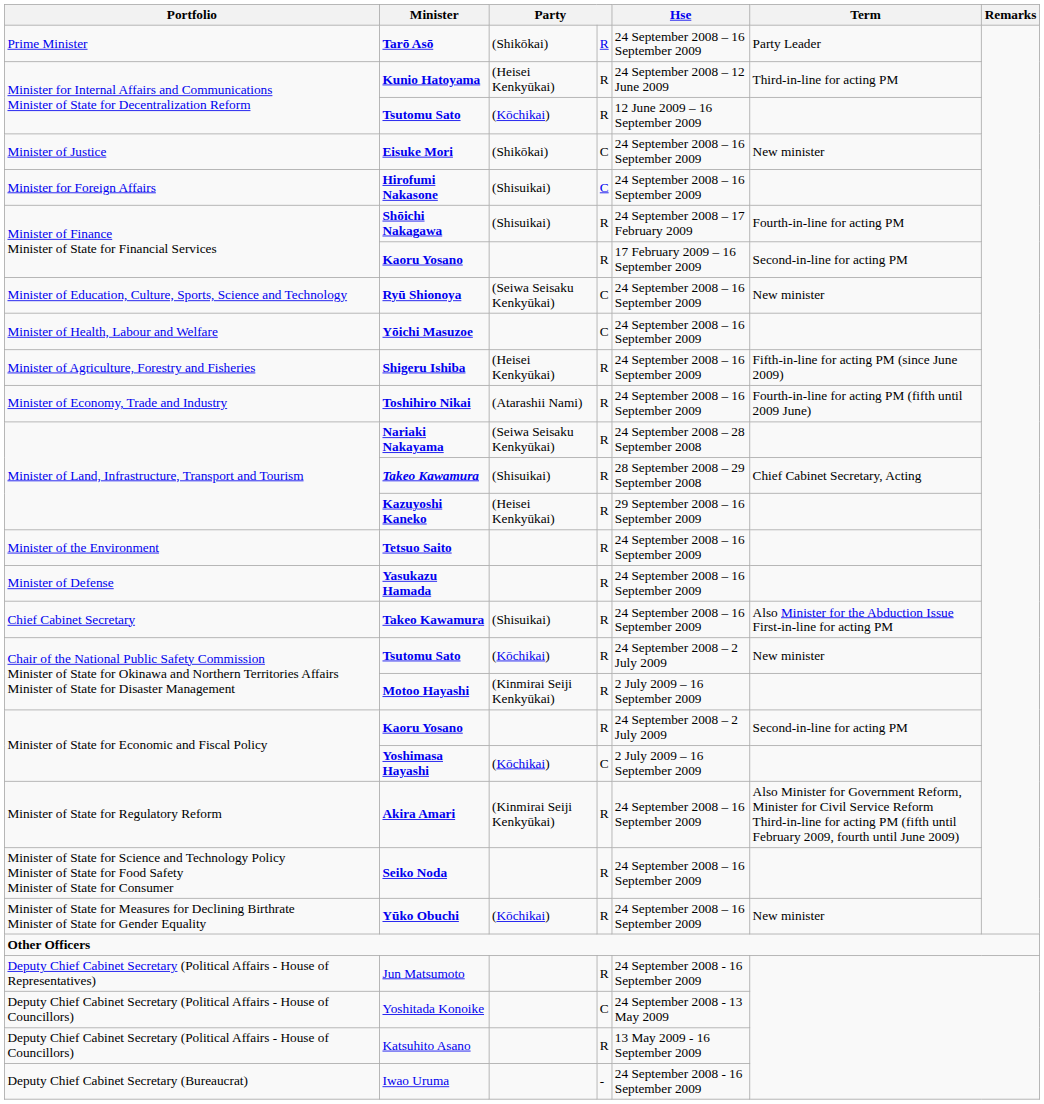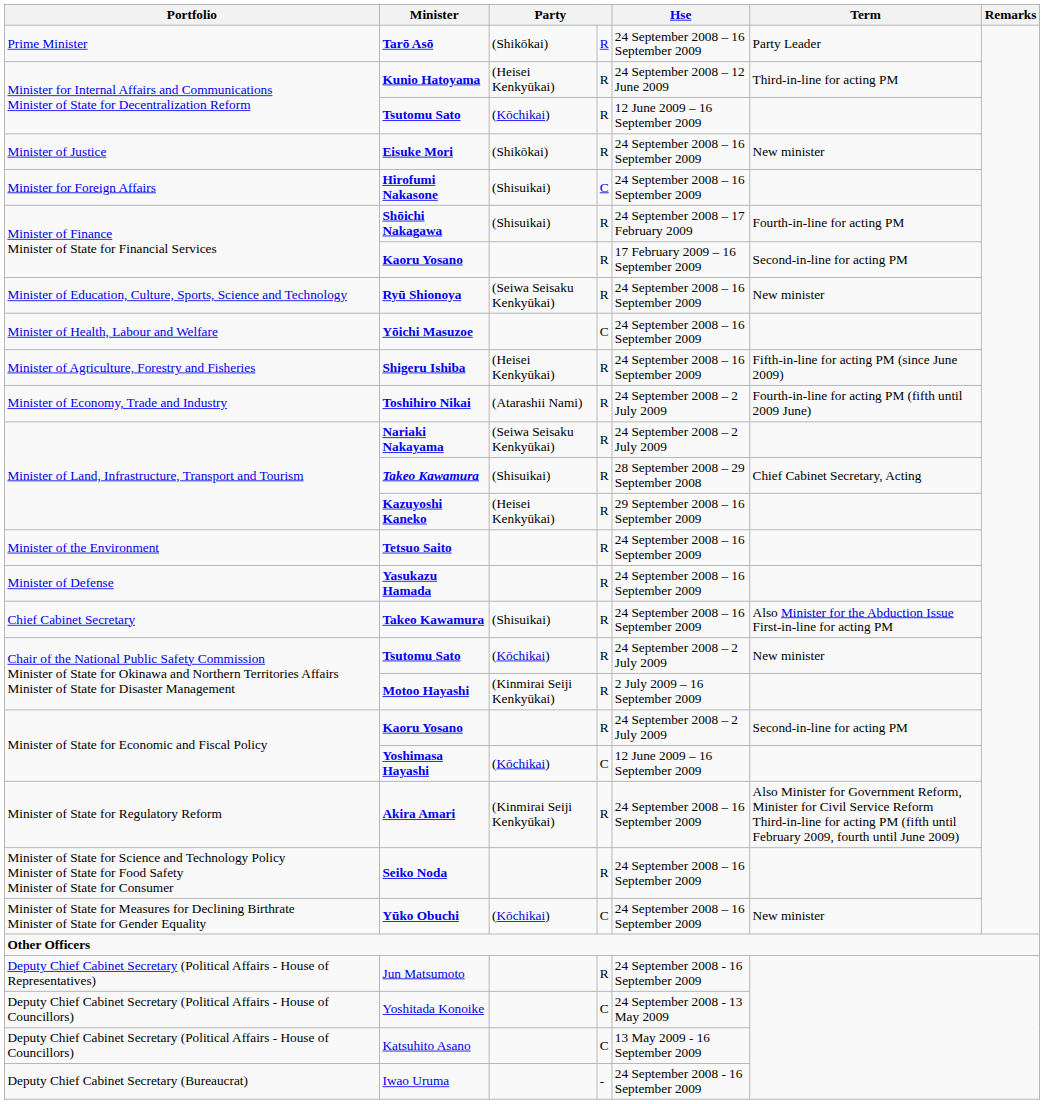(604, 151) C -> (604, 151) R
(604, 295) C -> (604, 295) R
(680, 403) 24 September 2008 – 16 September 2009 -> (676, 403) 24 September 2008 – 2 July 2009
(680, 439) 24 September 2008 – 28 September 2008 -> (676, 439) 24 September 2008 – 2 July 2009
(659, 763) 2 July 2009 – 16 September 2009 -> (663, 763) 12 June 2009 – 16 September 2009
(604, 916) R -> (604, 916) C
(604, 1045) R -> (604, 1045) C
